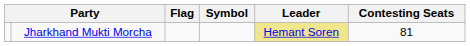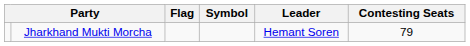(301, 32) khaki background -> (301, 32) no background
(407, 32) 81 -> (407, 32) 79
